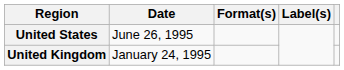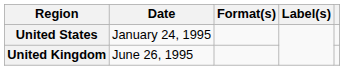(153, 34) June 26, 1995 -> (162, 34) January 24, 1995
(162, 55) January 24, 1995 -> (153, 55) June 26, 1995
